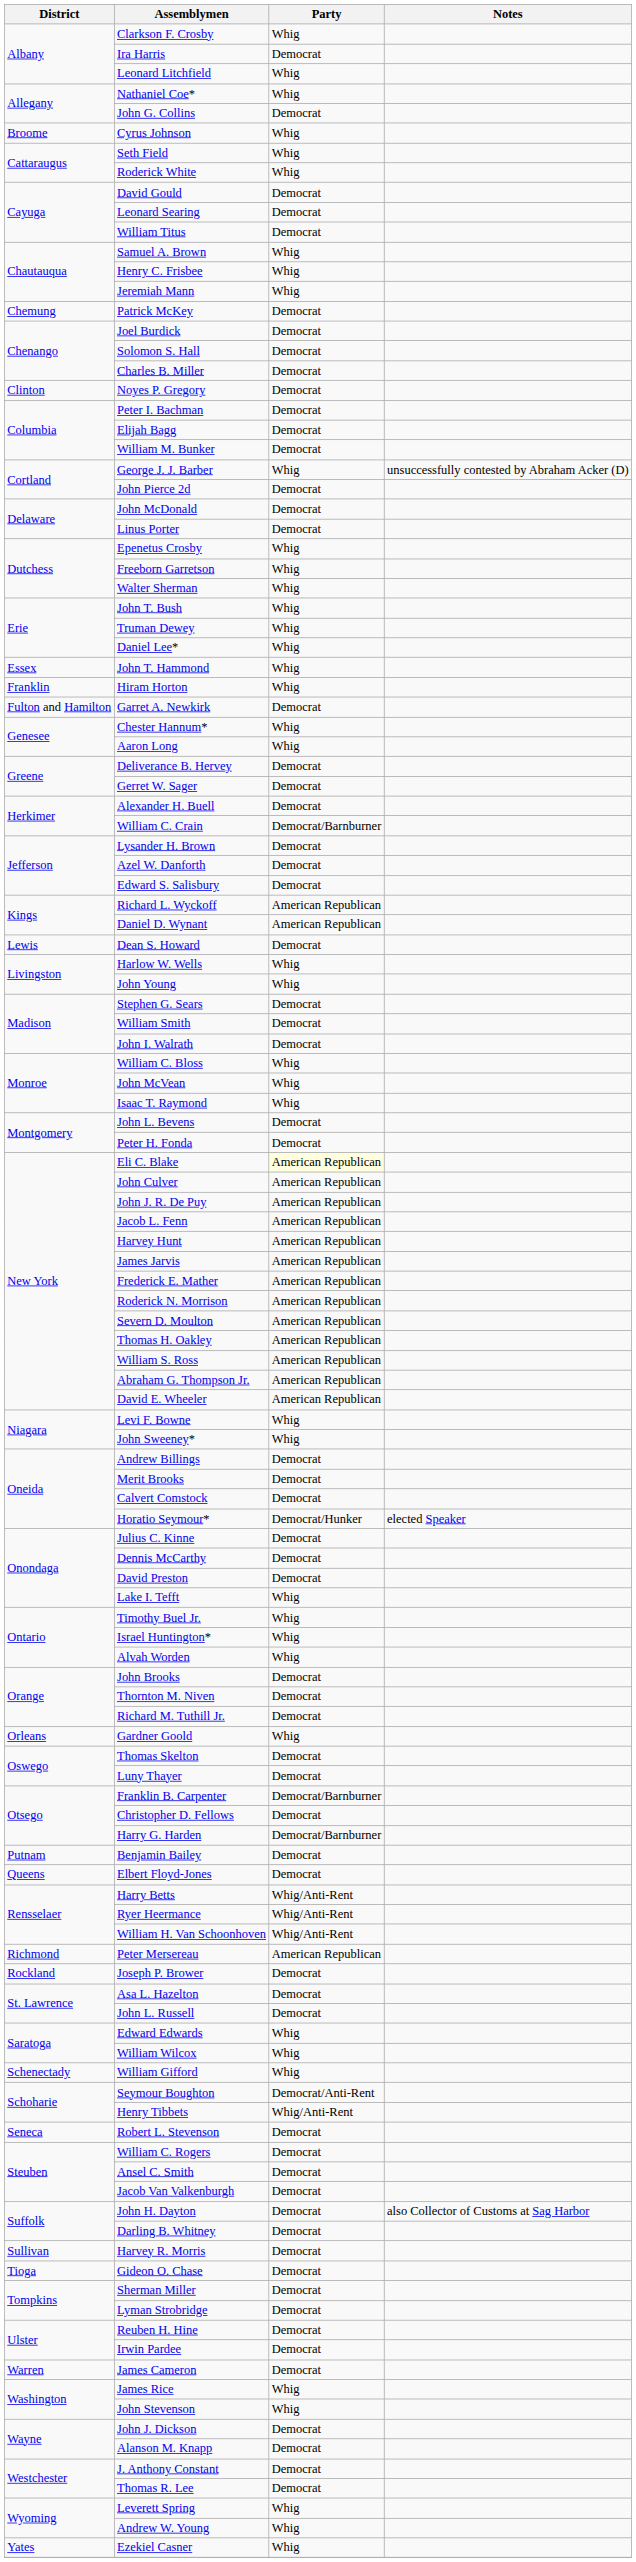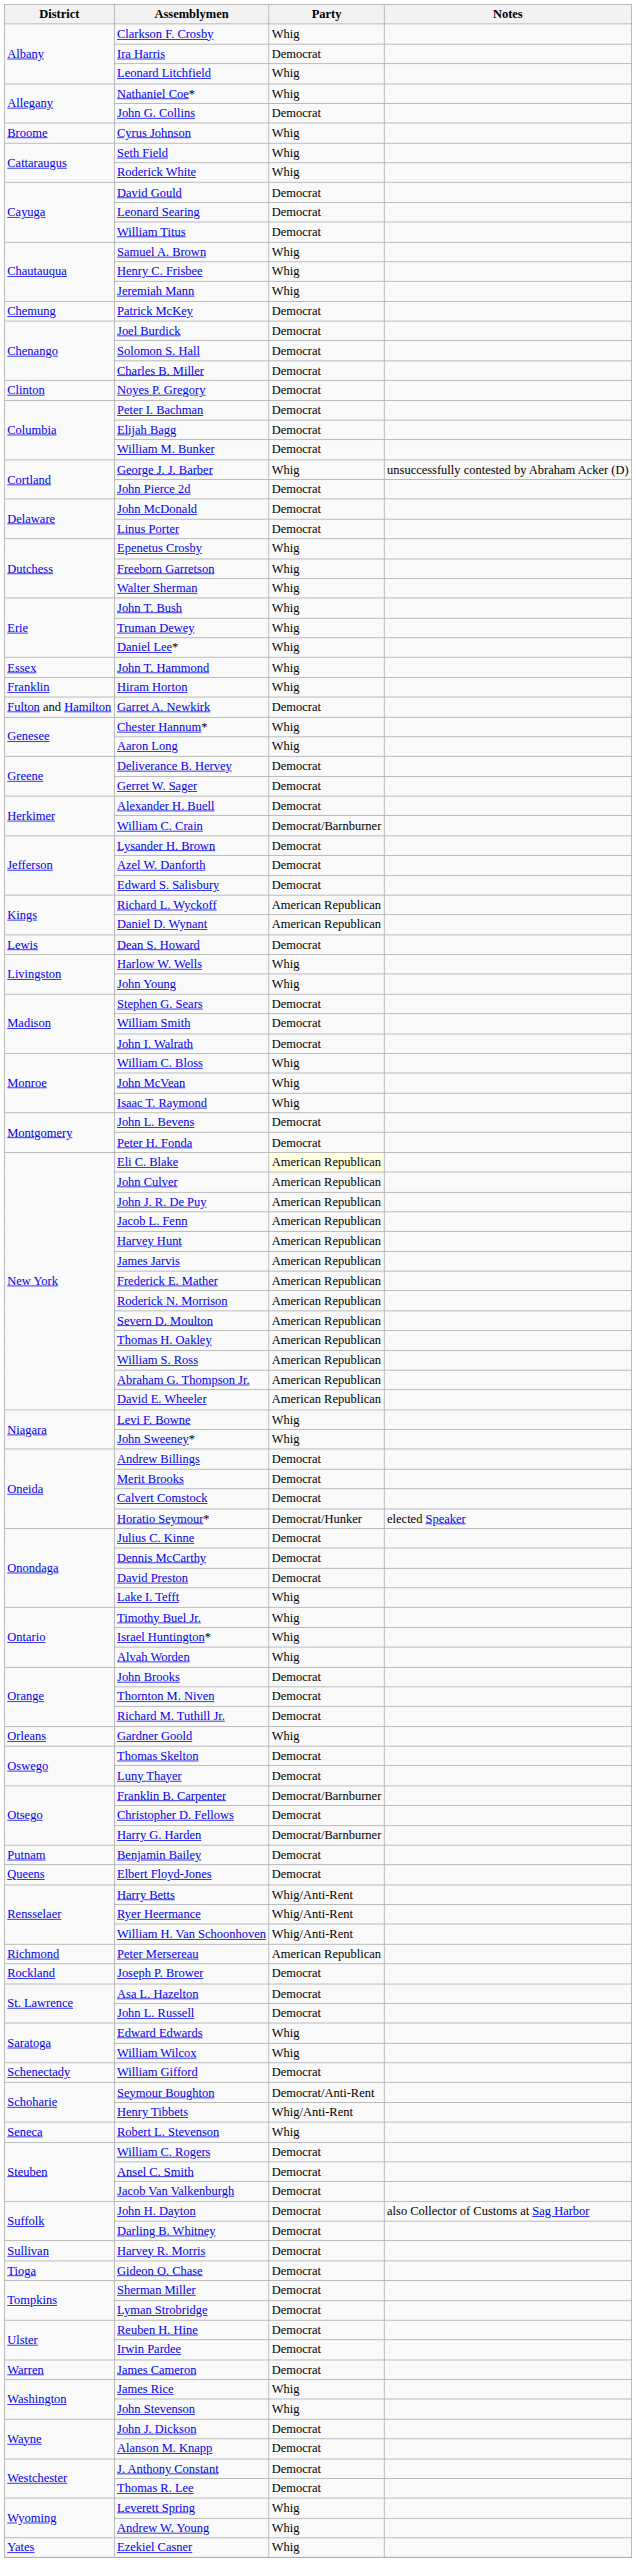(286, 2072) Whig -> (296, 2072) Democrat
(296, 2132) Democrat -> (286, 2132) Whig
